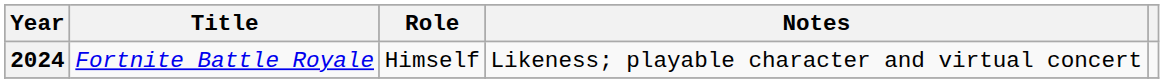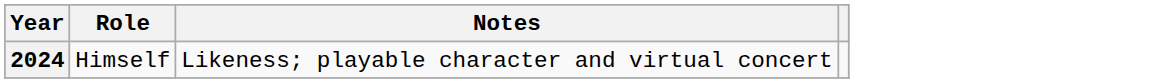- column: (225, 23)
